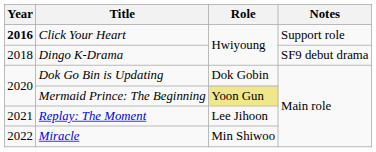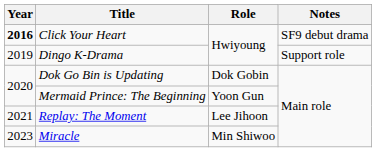(313, 34) Support role -> (325, 34) SF9 debut drama
(20, 55) 2018 -> (20, 55) 2019
(325, 55) SF9 debut drama -> (313, 55) Support role
(238, 95) khaki background -> (238, 95) no background
(20, 136) 2022 -> (20, 136) 2023
